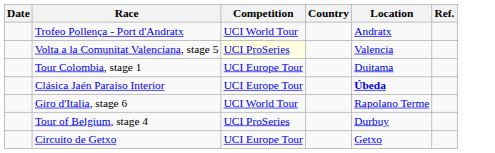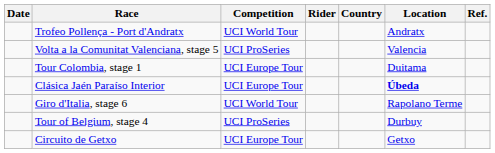+ column: (322, 13)
(257, 49) lightyellow background -> (257, 49) no background
